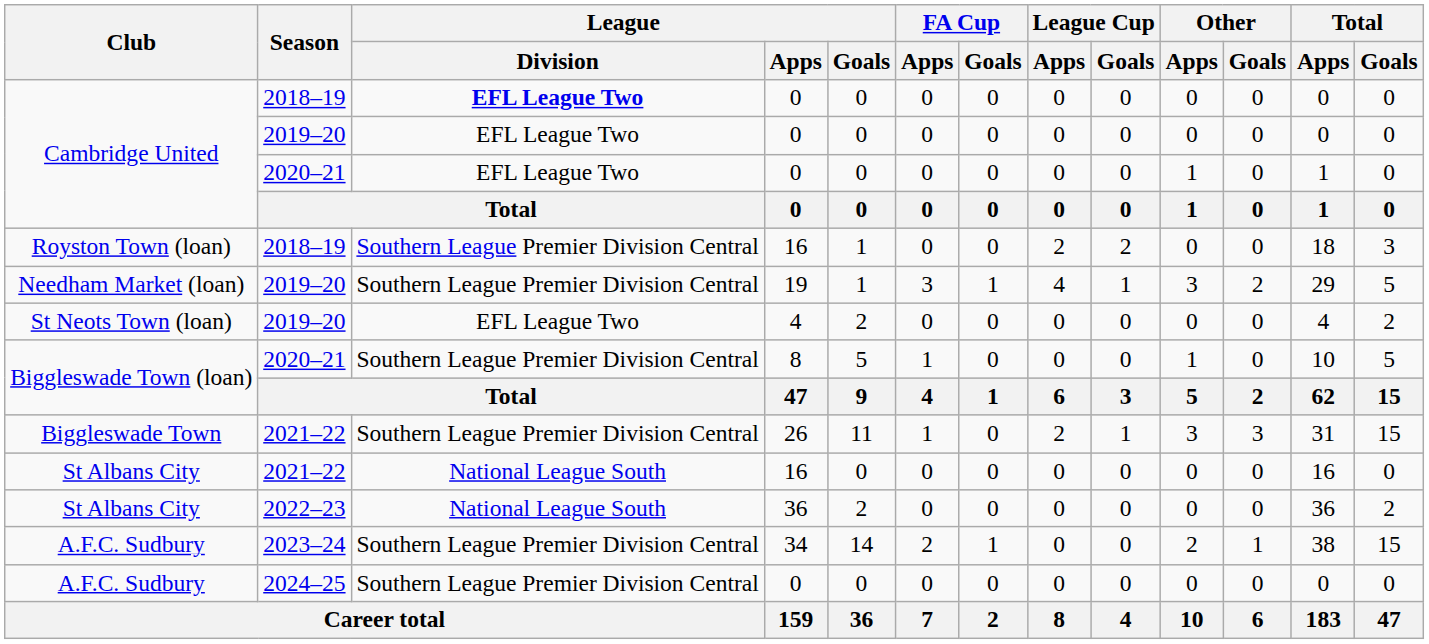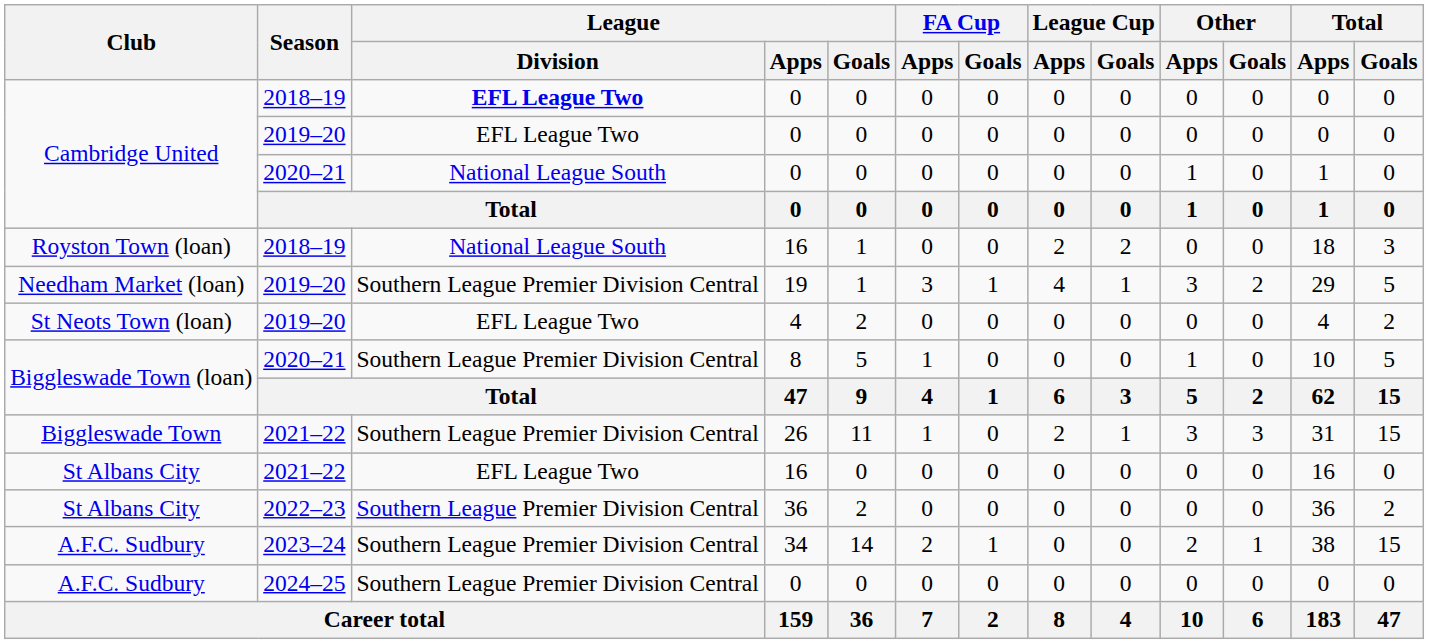(558, 172) EFL League Two -> (558, 172) National League South
(558, 246) Southern League Premier Division Central -> (558, 246) National League South
(558, 470) National League South -> (558, 470) EFL League Two
(558, 508) National League South -> (558, 508) Southern League Premier Division Central
